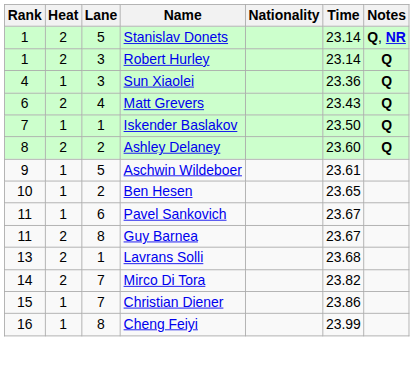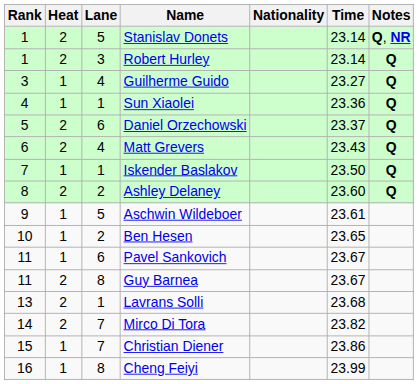+ row: (176, 81)
(101, 81) 3 -> (101, 103) 1
+ row: (185, 125)
